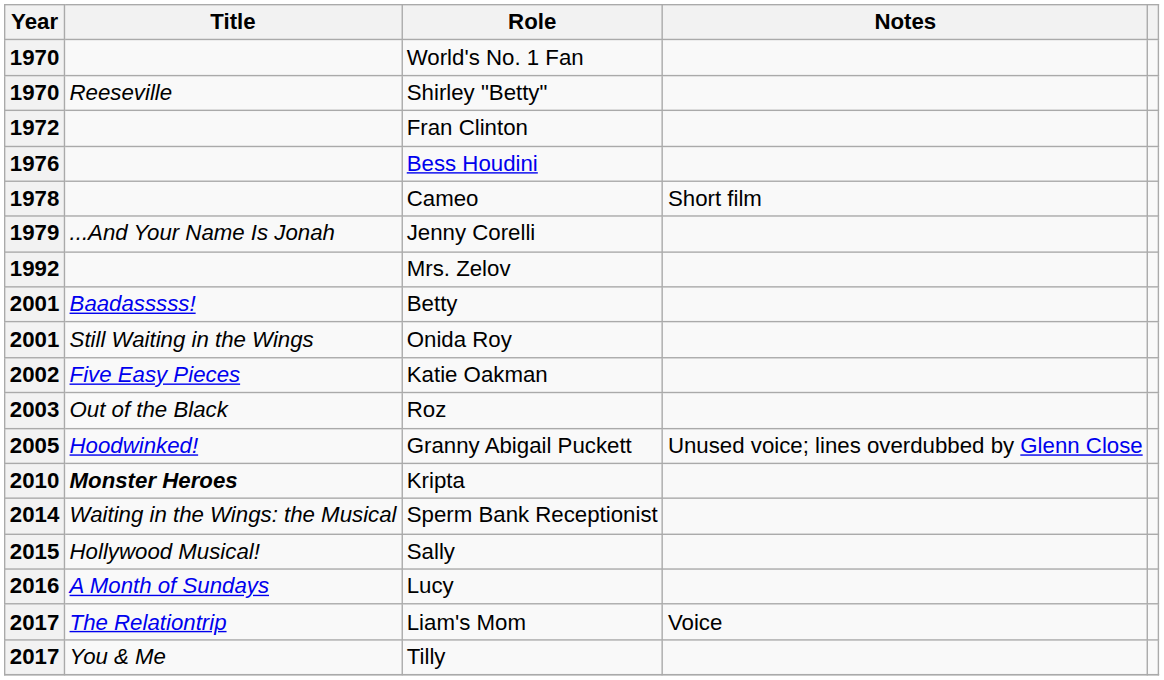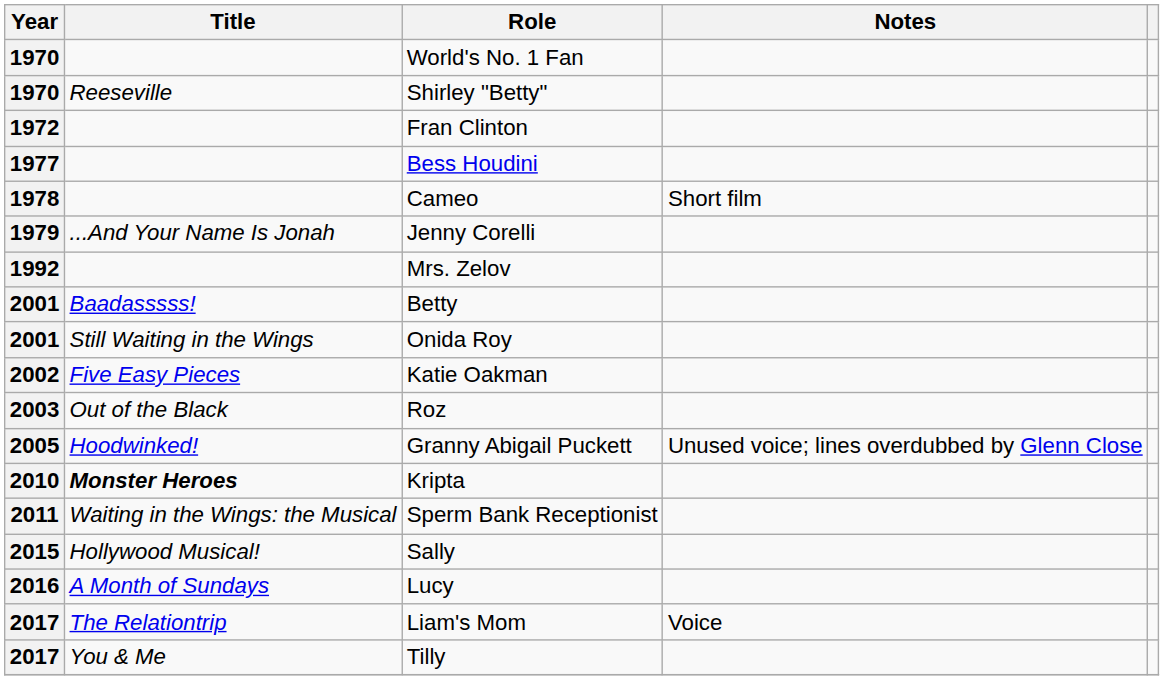(35, 163) 1976 -> (35, 163) 1977
(35, 515) 2014 -> (35, 515) 2011
